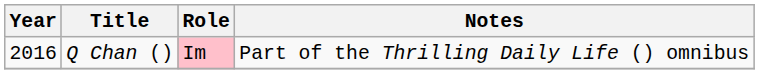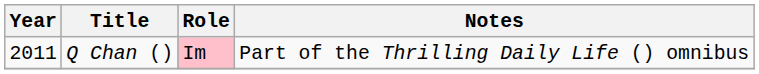(33, 53) 2016 -> (33, 53) 2011
